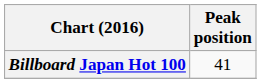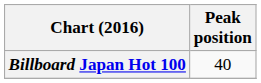(223, 64) 41 -> (223, 64) 40
